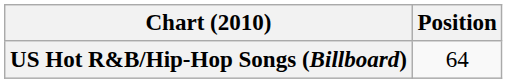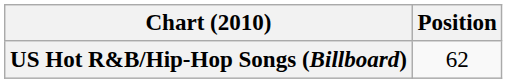(457, 59) 64 -> (457, 59) 62
